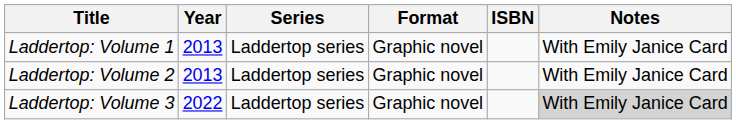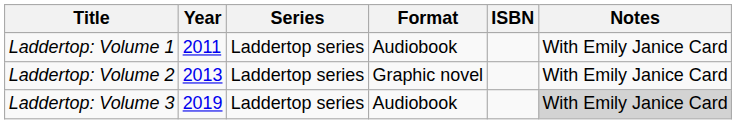(203, 47) 2013 -> (202, 47) 2011
(428, 47) Graphic novel -> (415, 47) Audiobook
(203, 103) 2022 -> (203, 103) 2019
(428, 103) Graphic novel -> (415, 103) Audiobook
